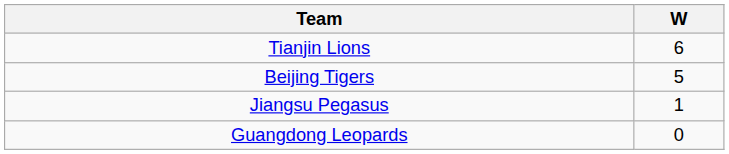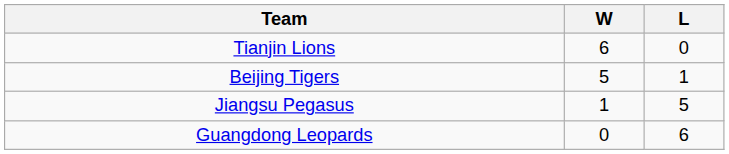+ column: (684, 18)
